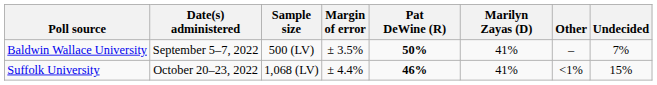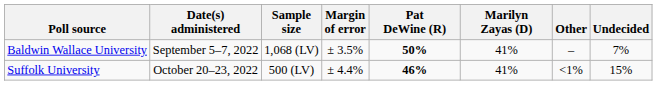(291, 50) 500 (LV) -> (291, 50) 1,068 (LV)
(291, 70) 1,068 (LV) -> (291, 70) 500 (LV)
